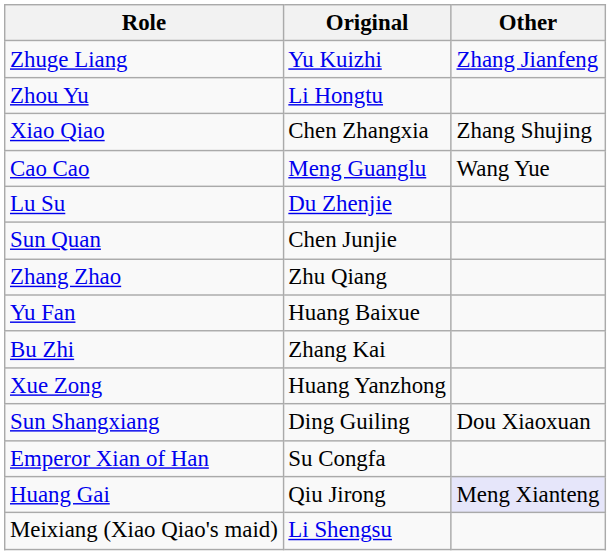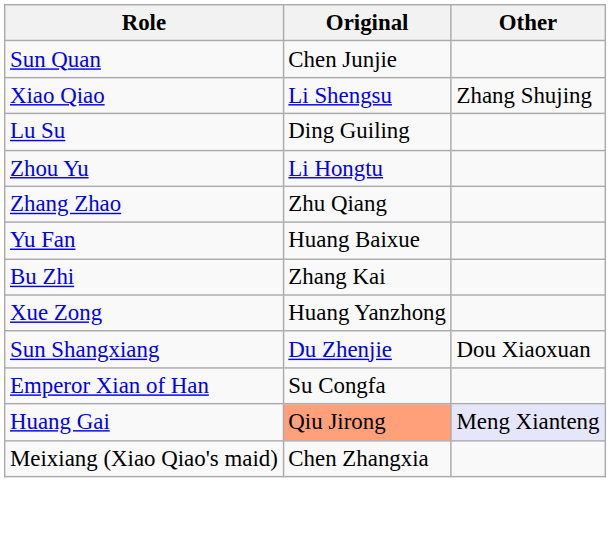- row: (69, 58)
rows swapped: (49, 95) <-> (55, 240)
(359, 131) Chen Zhangxia -> (340, 95) Li Shengsu
- row: (50, 167)
(340, 204) Du Zhenjie -> (349, 131) Ding Guiling
(349, 421) Ding Guiling -> (340, 349) Du Zhenjie
(337, 494) no background -> (337, 421) lightsalmon background
(340, 530) Li Shengsu -> (359, 458) Chen Zhangxia
